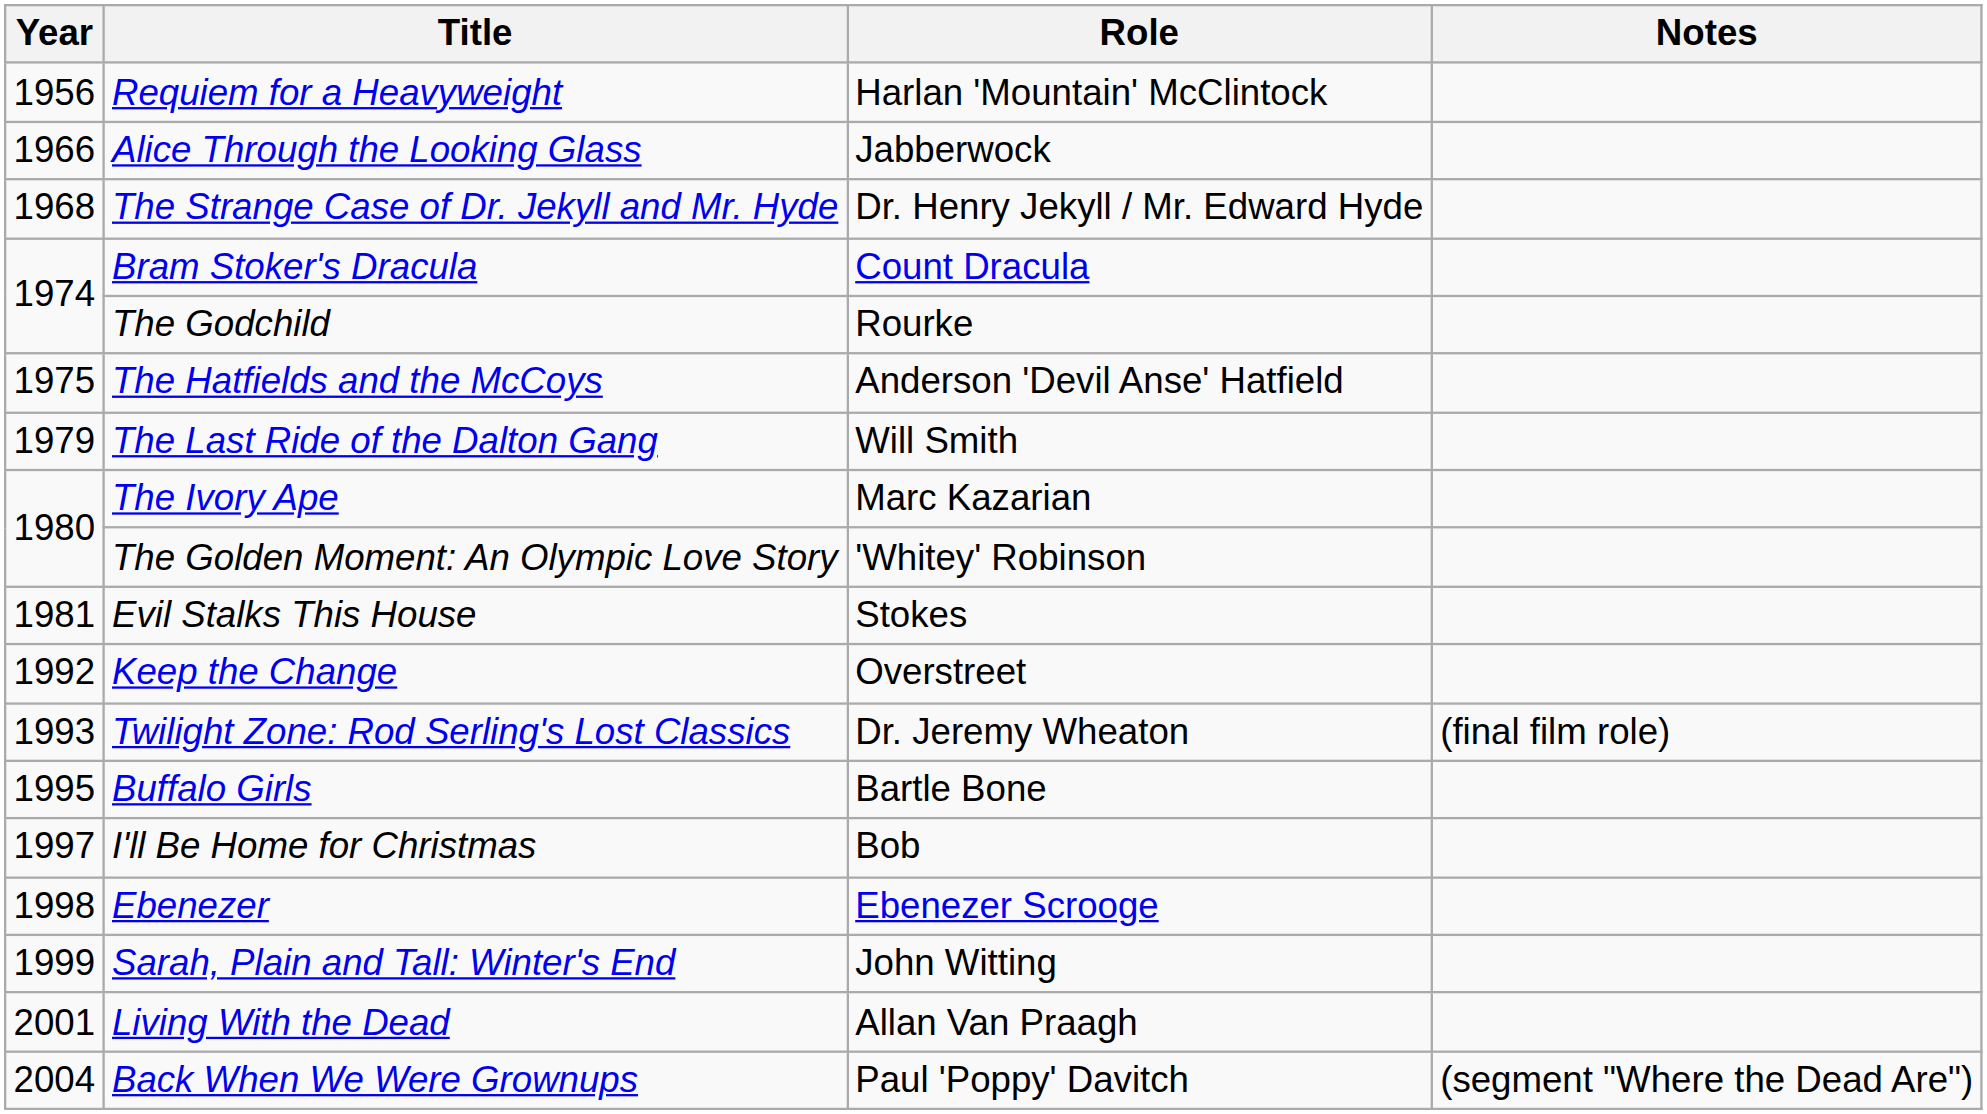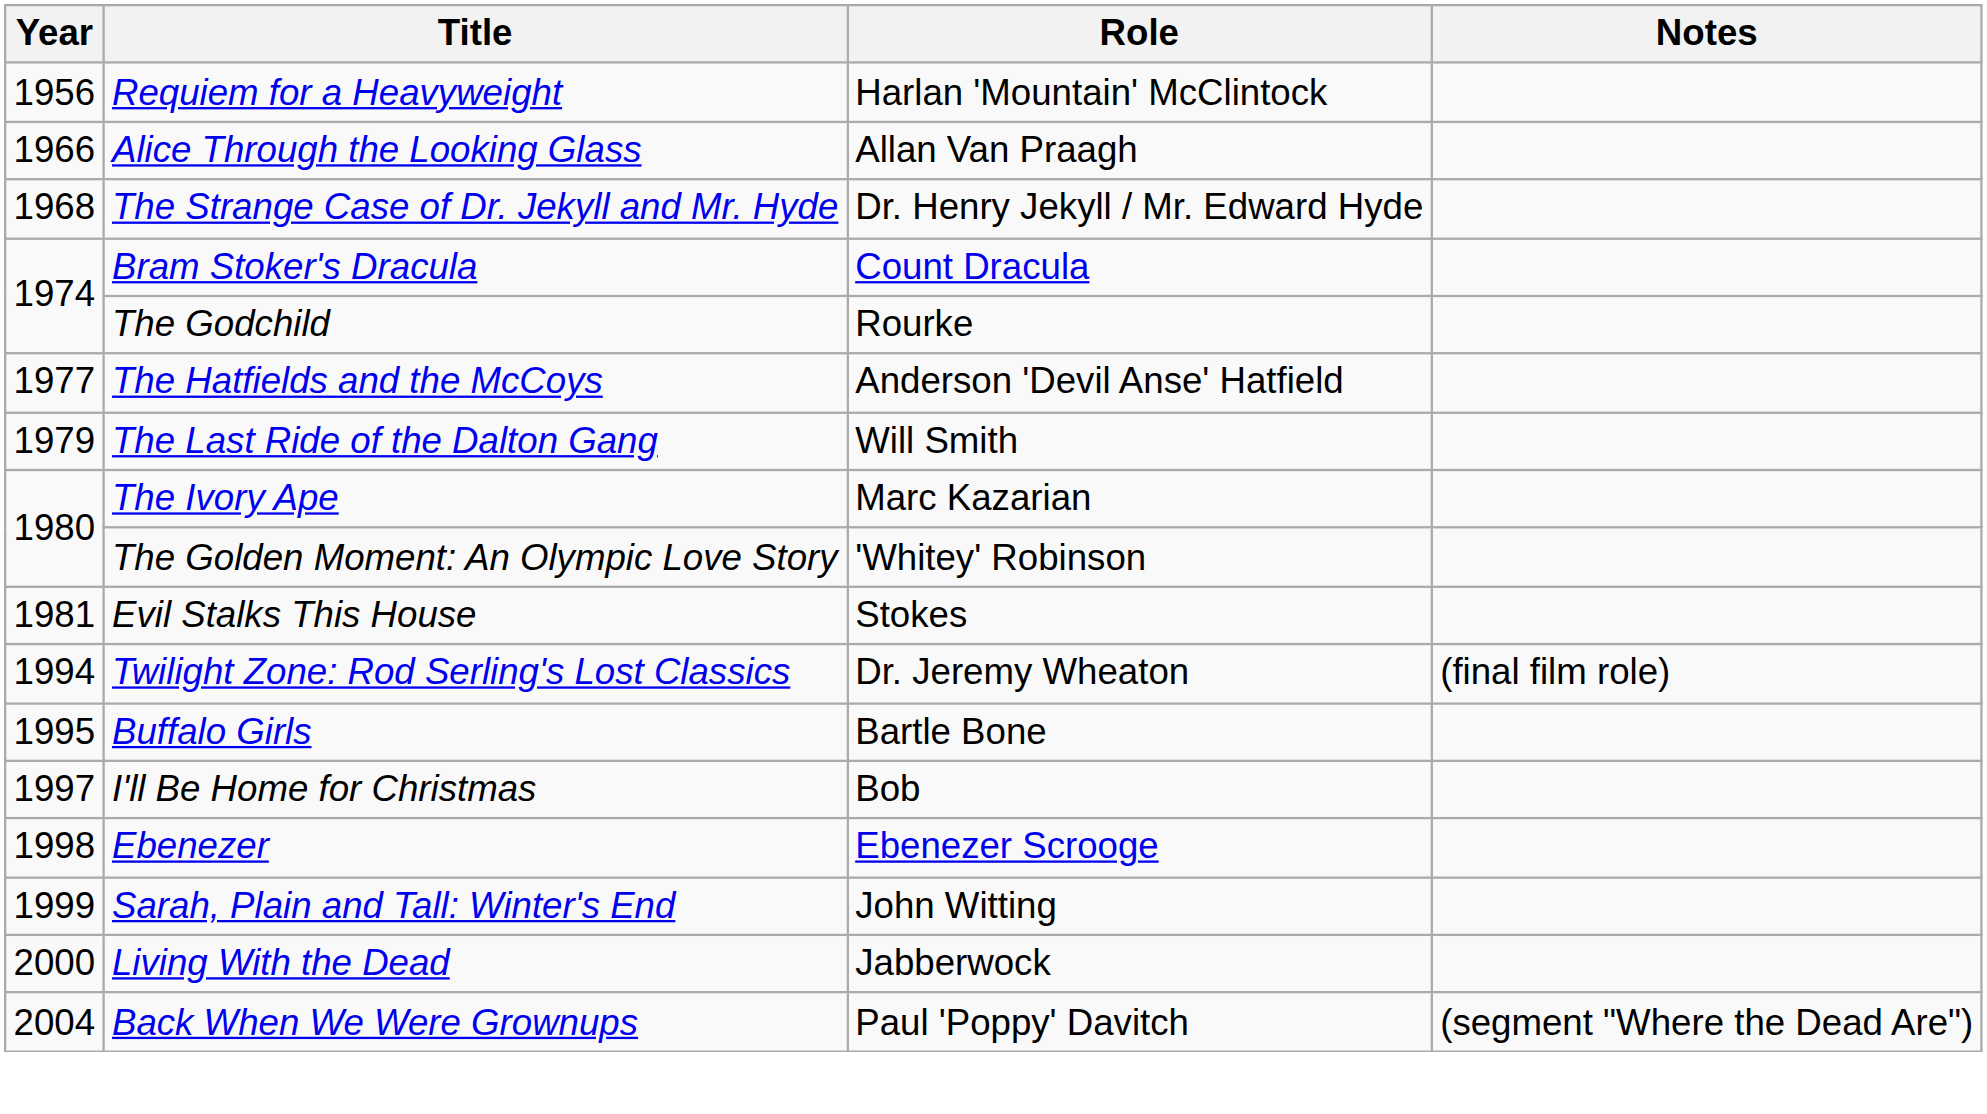(953, 149) Jabberwock -> (996, 149) Allan Van Praagh
(54, 382) 1975 -> (54, 382) 1977
- row: (255, 672)
(54, 730) 1993 -> (54, 672) 1994
(54, 1021) 2001 -> (54, 963) 2000
(996, 1021) Allan Van Praagh -> (953, 963) Jabberwock
